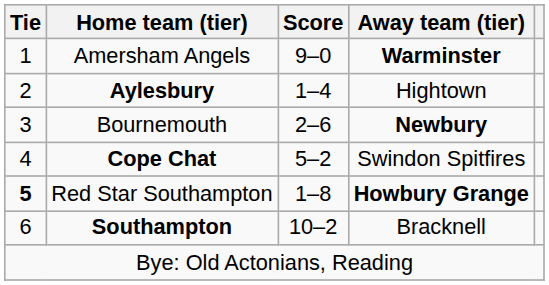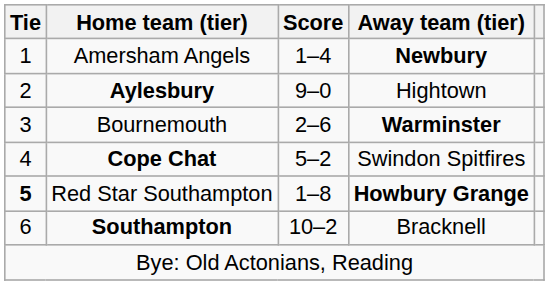(313, 56) 9–0 -> (313, 56) 1–4
(441, 56) Warminster -> (441, 56) Newbury
(313, 90) 1–4 -> (313, 90) 9–0
(441, 124) Newbury -> (441, 124) Warminster
